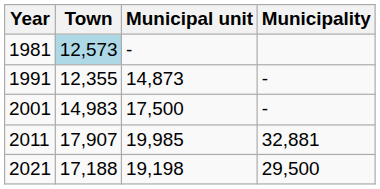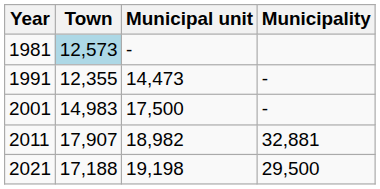(155, 79) 14,873 -> (155, 79) 14,473
(155, 139) 19,985 -> (155, 139) 18,982
